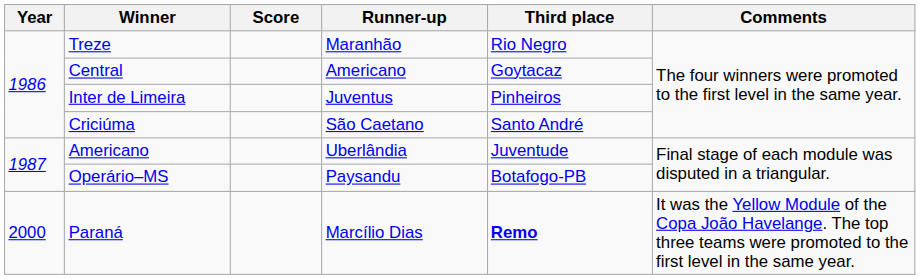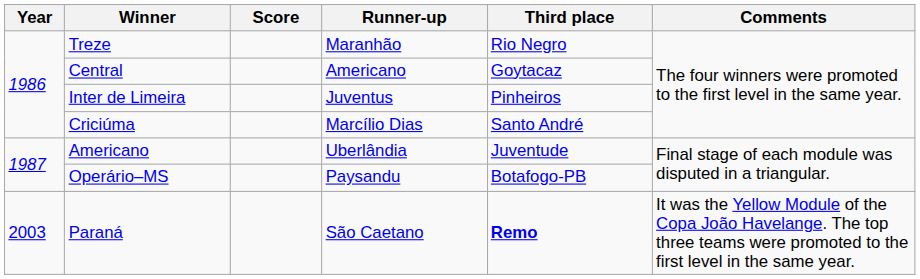(375, 124) São Caetano -> (374, 124) Marcílio Dias
(27, 232) 2000 -> (27, 232) 2003
(374, 232) Marcílio Dias -> (375, 232) São Caetano
